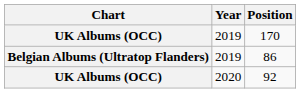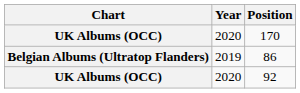(228, 35) 2019 -> (228, 35) 2020
